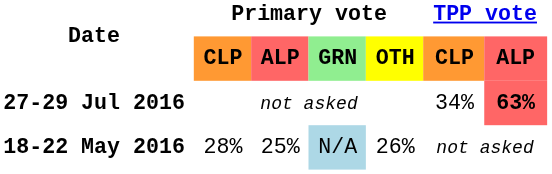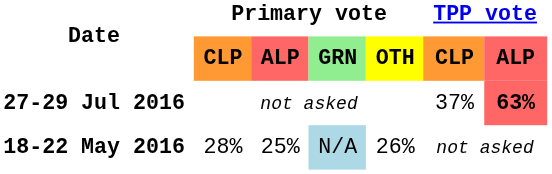(454, 103) 34% -> (454, 103) 37%
